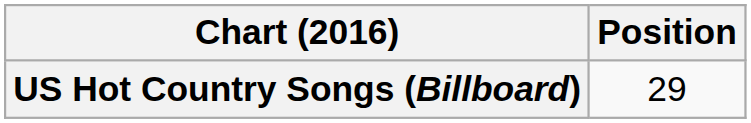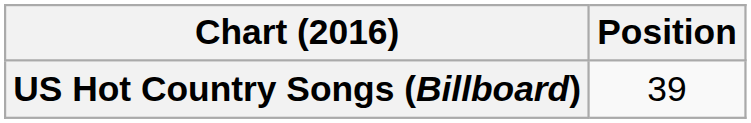(667, 88) 29 -> (667, 88) 39
